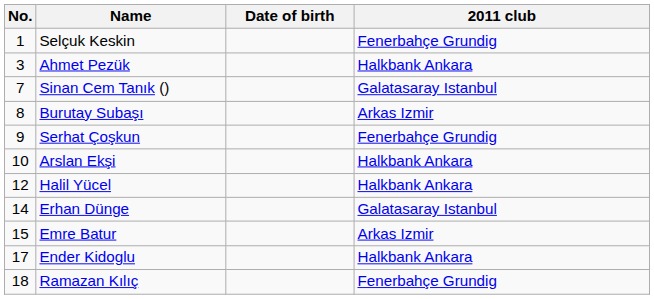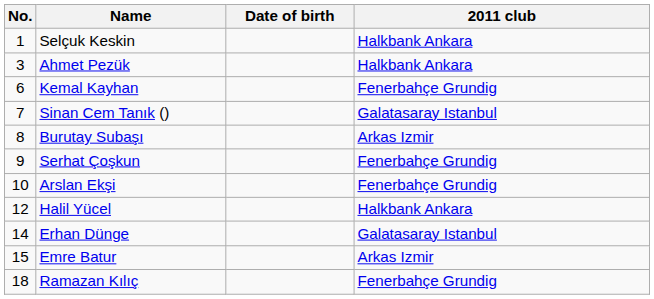(427, 40) Fenerbahçe Grundig -> (415, 40) Halkbank Ankara
+ row: (89, 88)
(415, 161) Halkbank Ankara -> (427, 185) Fenerbahçe Grundig
- row: (87, 257)
